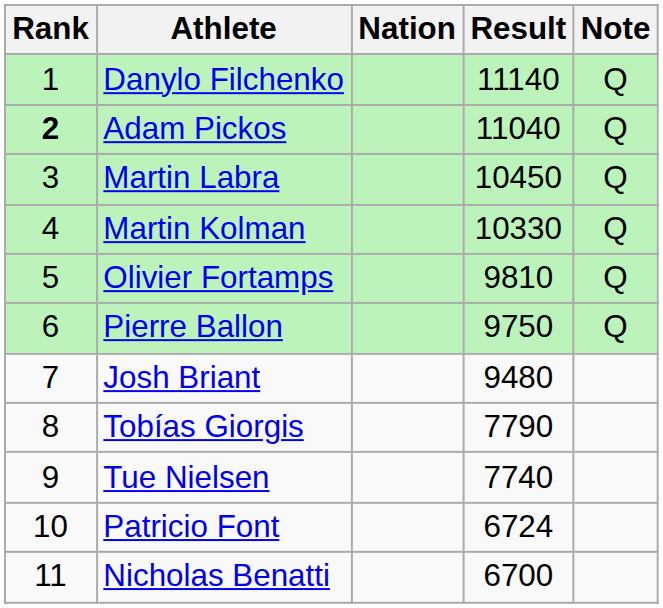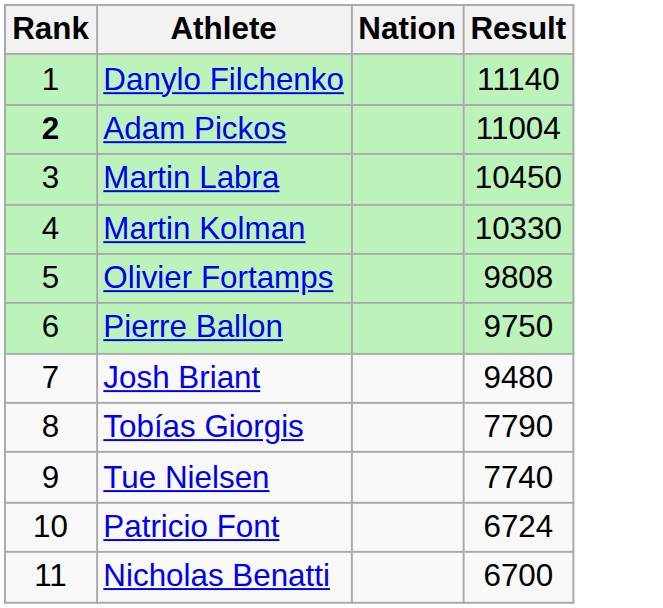- column: (616, 29)
(518, 128) 11040 -> (518, 128) 11004
(518, 278) 9810 -> (518, 278) 9808
